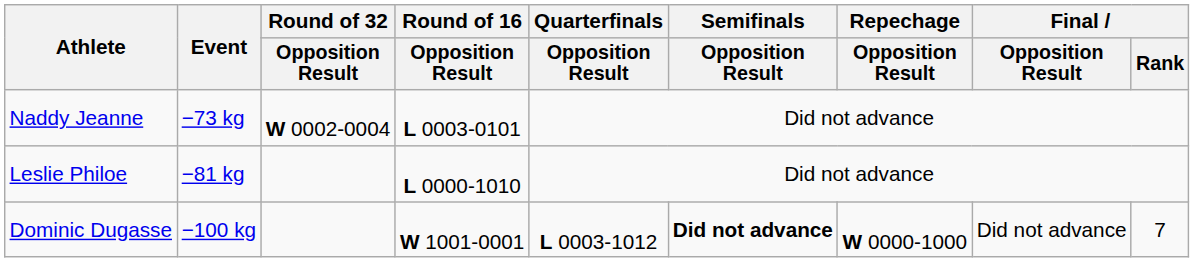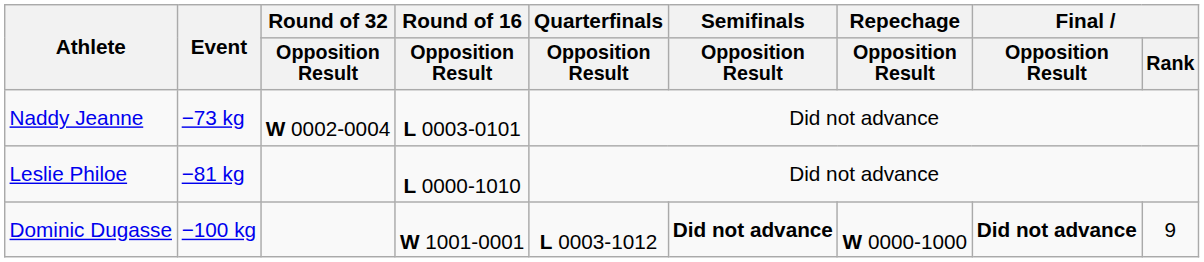(1052, 230) normal -> (1057, 230) bold
(1160, 230) 7 -> (1170, 230) 9
